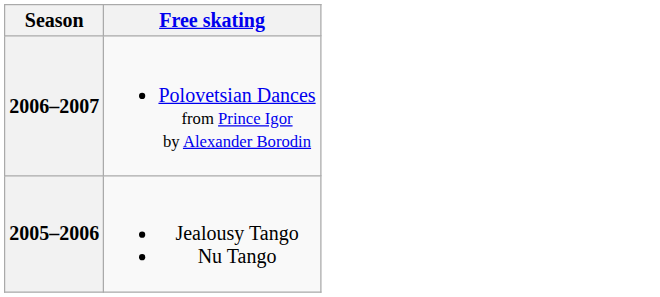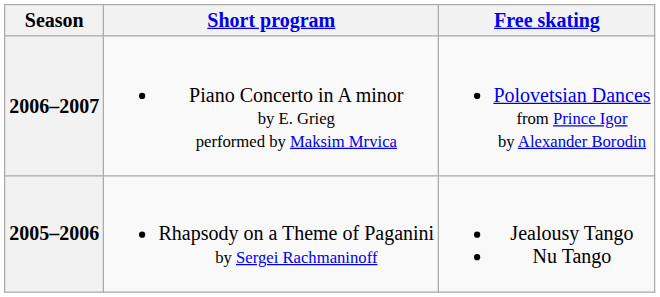+ column: (271, 20)
